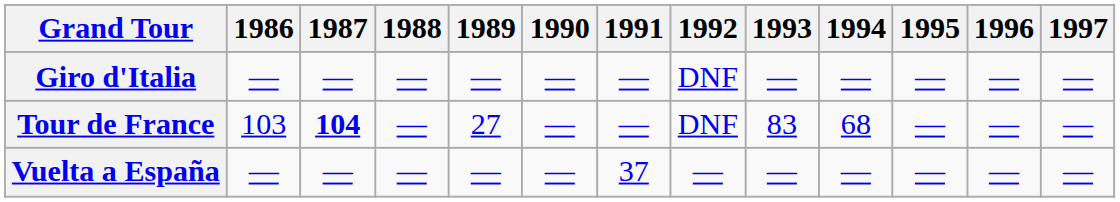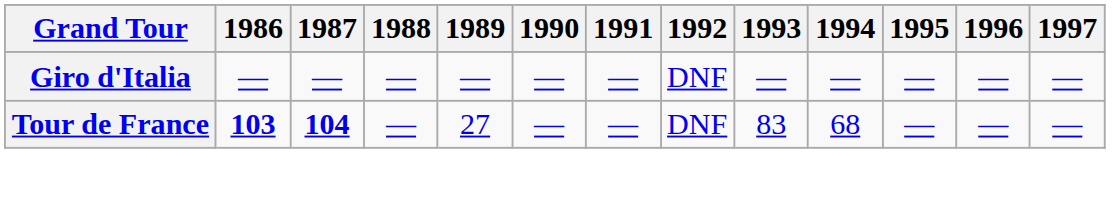(264, 123) normal -> (253, 123) bold
- row: (116, 171)
